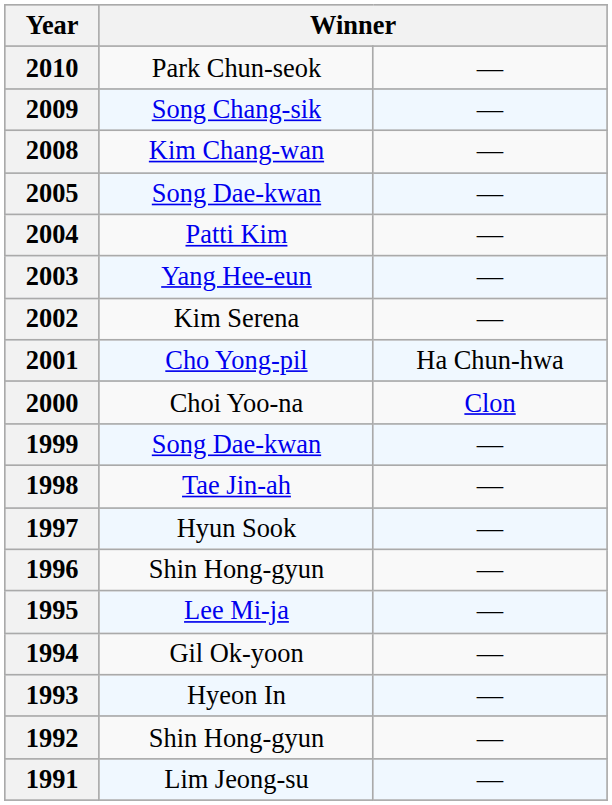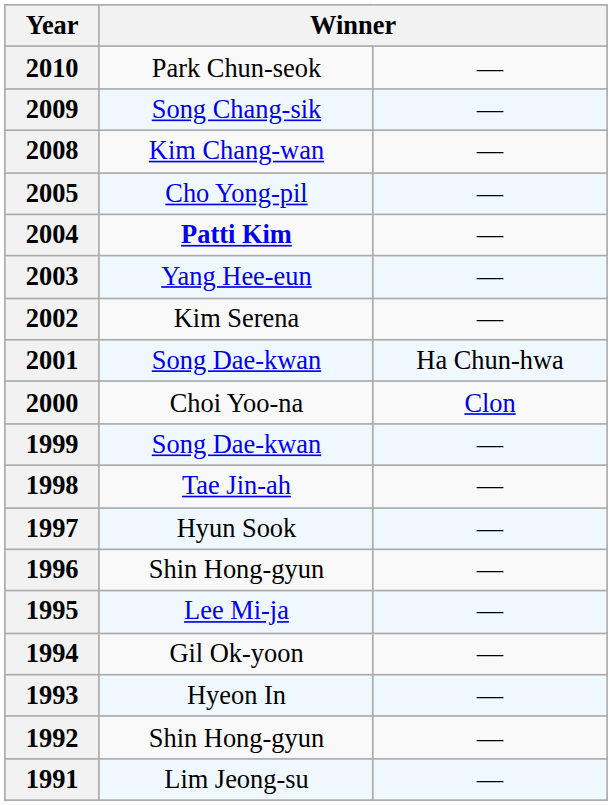(236, 192) Song Dae-kwan -> (236, 192) Cho Yong-pil
(236, 234) normal -> (236, 234) bold
(236, 360) Cho Yong-pil -> (236, 360) Song Dae-kwan
